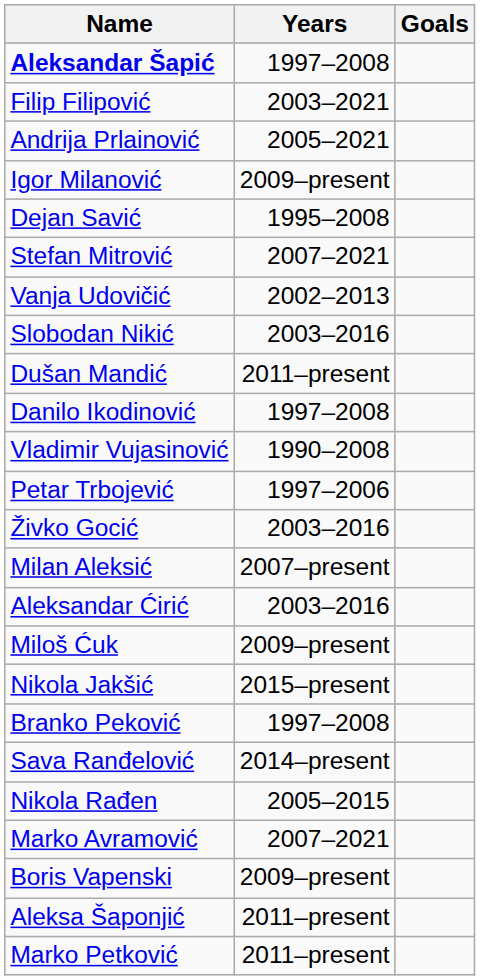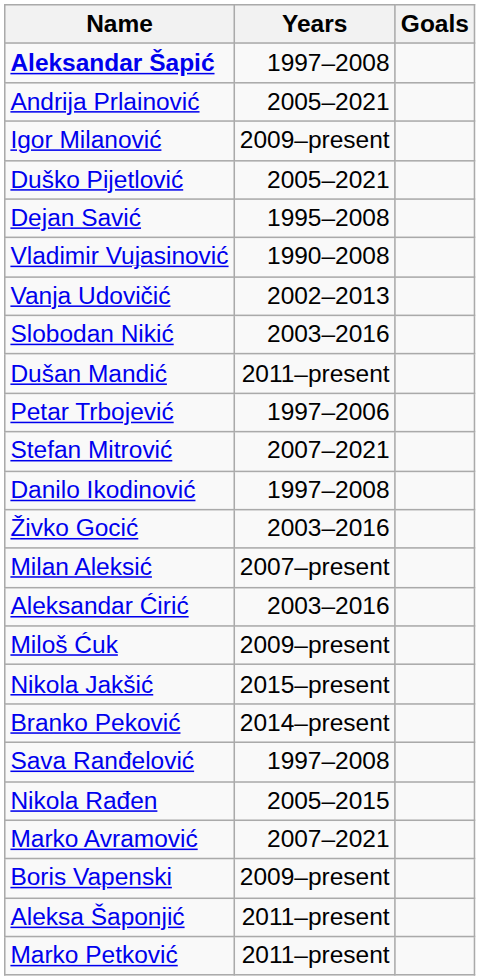- row: (80, 101)
+ row: (97, 179)
rows swapped: (119, 450) <-> (91, 256)
rows swapped: (103, 412) <-> (92, 489)
(328, 722) 1997–2008 -> (315, 722) 2014–present
(315, 761) 2014–present -> (328, 761) 1997–2008
